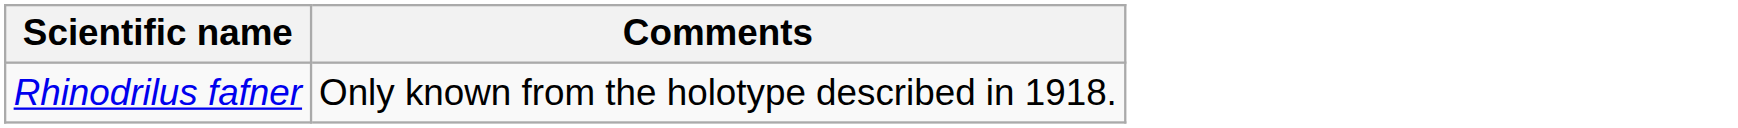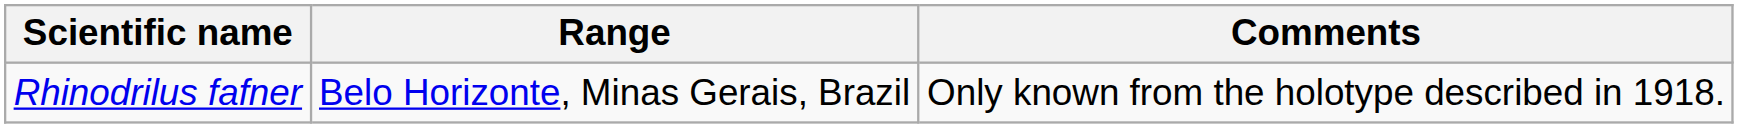+ column: (615, 33)
